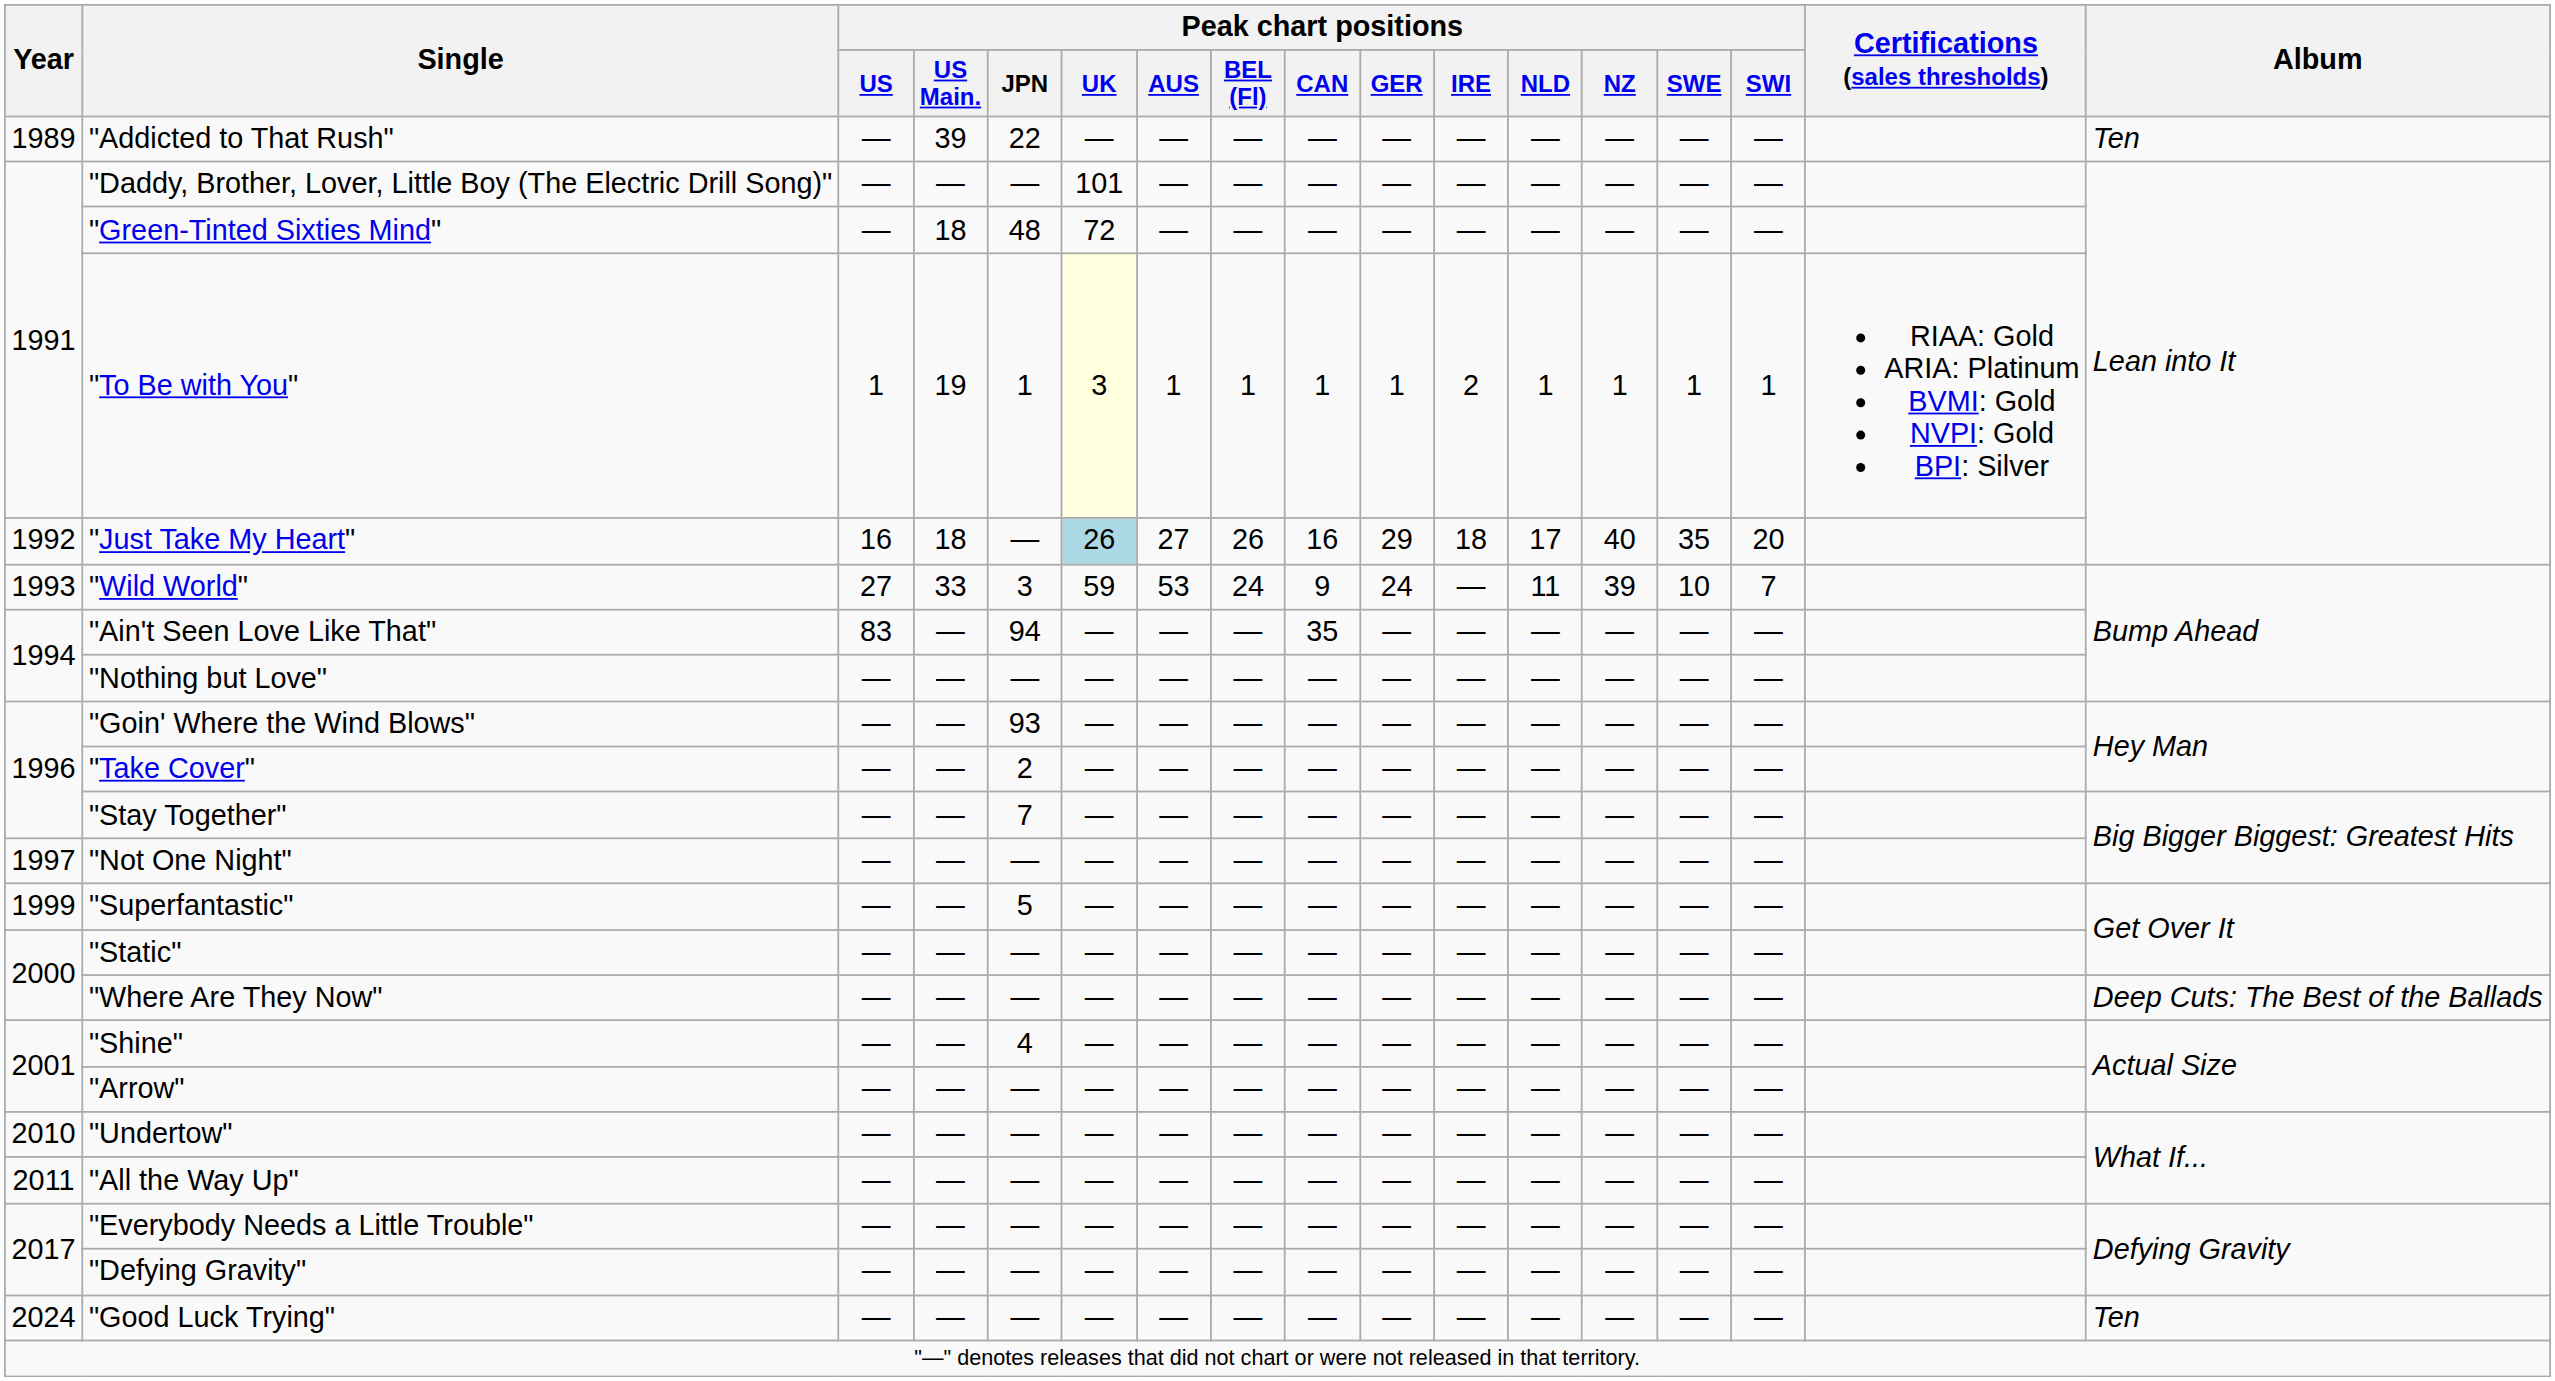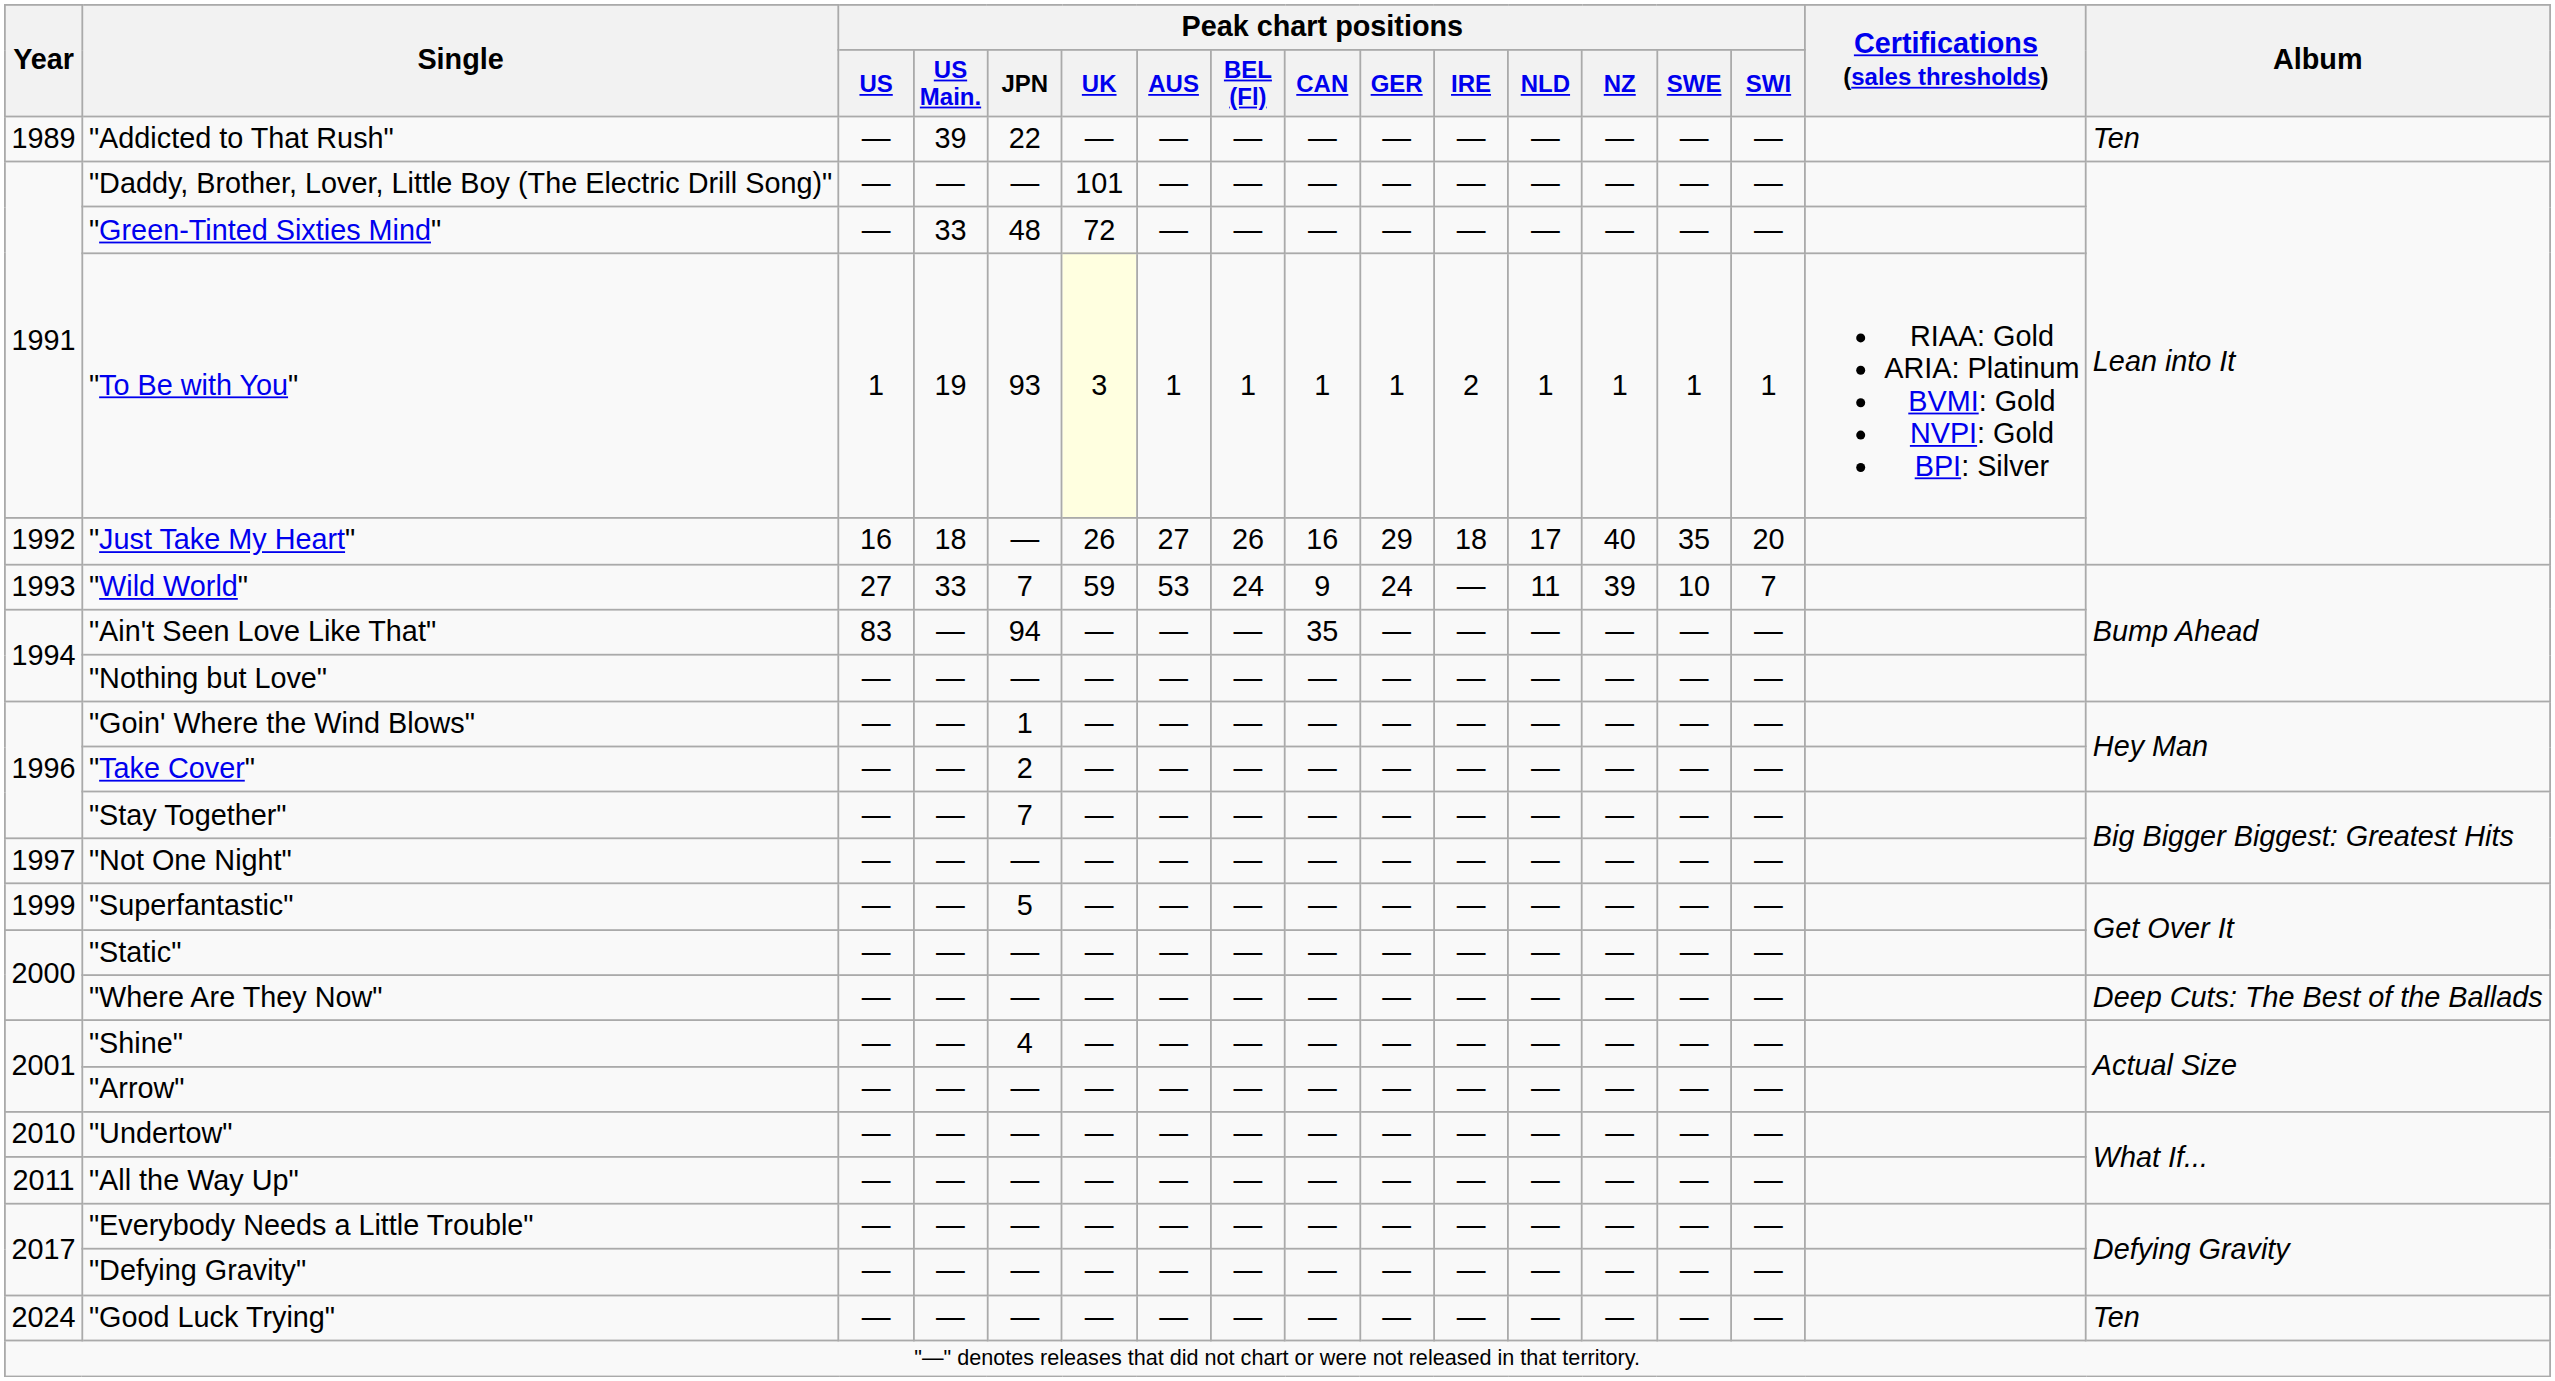(950, 229) 18 -> (950, 229) 33
(1025, 385) 1 -> (1025, 385) 93
(1099, 540) lightblue background -> (1099, 540) no background
(1025, 586) 3 -> (1025, 586) 7
(1025, 723) 93 -> (1025, 723) 1
